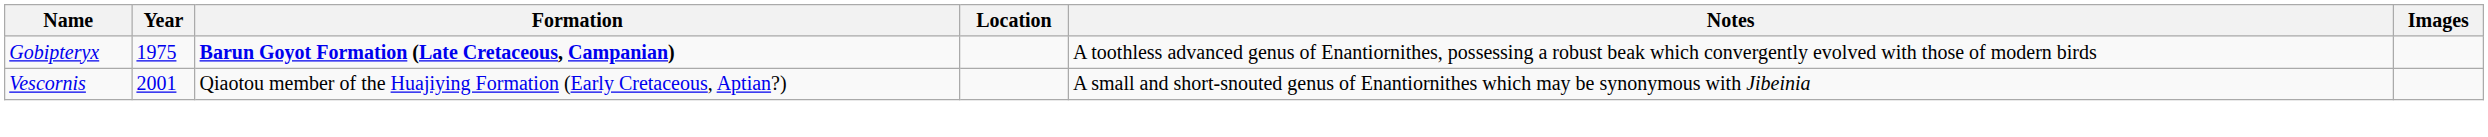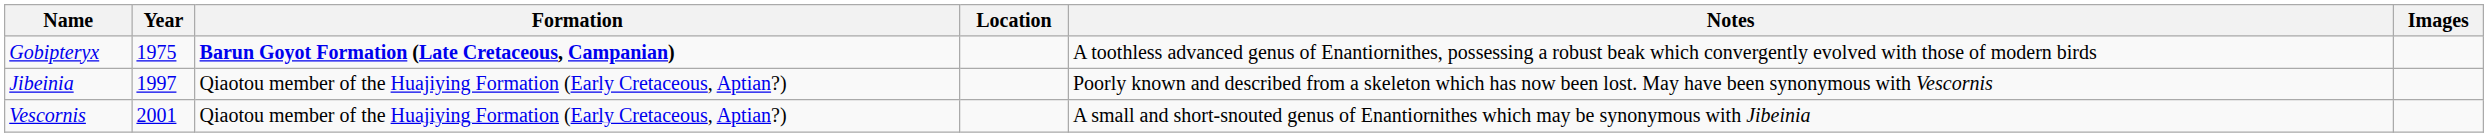+ row: (41, 83)
